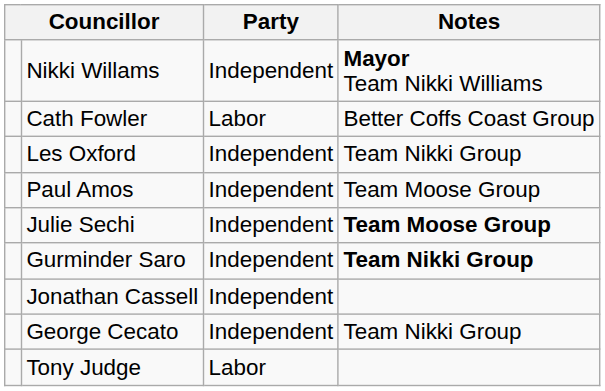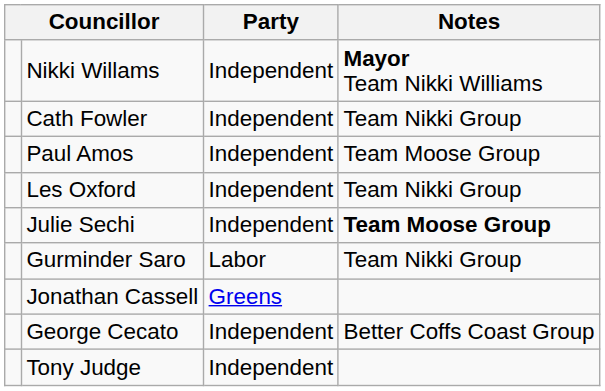(237, 118) Labor -> (271, 118) Independent
(469, 118) Better Coffs Coast Group -> (433, 118) Team Nikki Group
rows swapped: (80, 189) <-> (81, 154)
(271, 260) Independent -> (237, 260) Labor
(439, 260) bold -> (433, 260) normal
(271, 296) Independent -> (245, 296) Greens
(433, 331) Team Nikki Group -> (469, 331) Better Coffs Coast Group
(237, 367) Labor -> (271, 367) Independent
